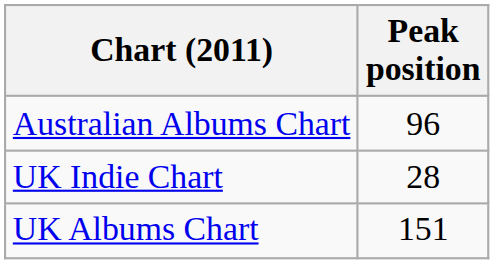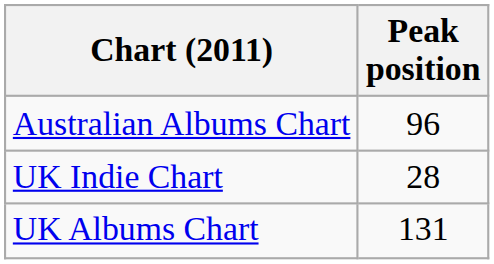(423, 229) 151 -> (423, 229) 131
